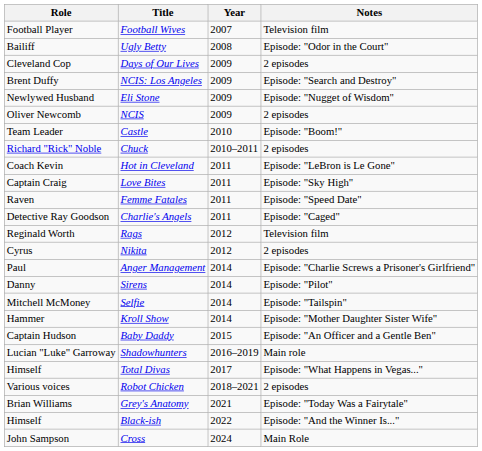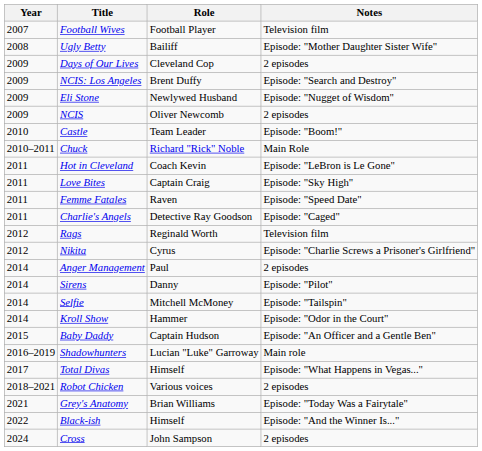columns swapped: (234, 13) <-> (61, 13)
(326, 47) Episode: "Odor in the Court" -> (350, 47) Episode: "Mother Daughter Sister Wife"
(286, 149) 2 episodes -> (286, 149) Main Role
(286, 251) 2 episodes -> (369, 251) Episode: "Charlie Screws a Prisoner's Girlfriend"
(369, 268) Episode: "Charlie Screws a Prisoner's Girlfriend" -> (286, 268) 2 episodes
(350, 319) Episode: "Mother Daughter Sister Wife" -> (326, 319) Episode: "Odor in the Court"
(286, 438) Main Role -> (286, 438) 2 episodes
